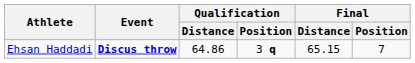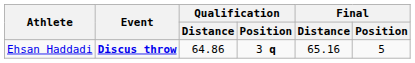(324, 49) 65.15 -> (324, 49) 65.16
(381, 49) 7 -> (381, 49) 5
